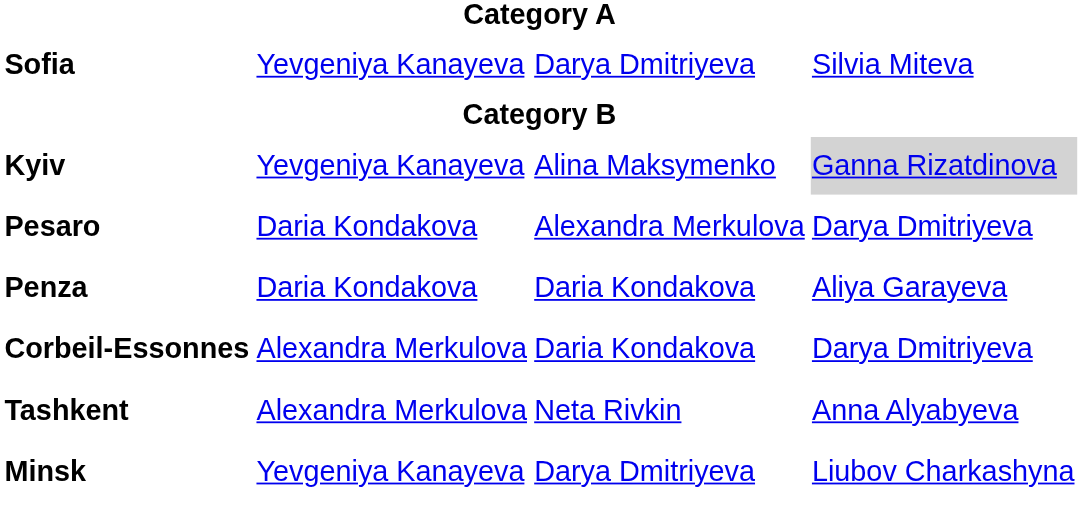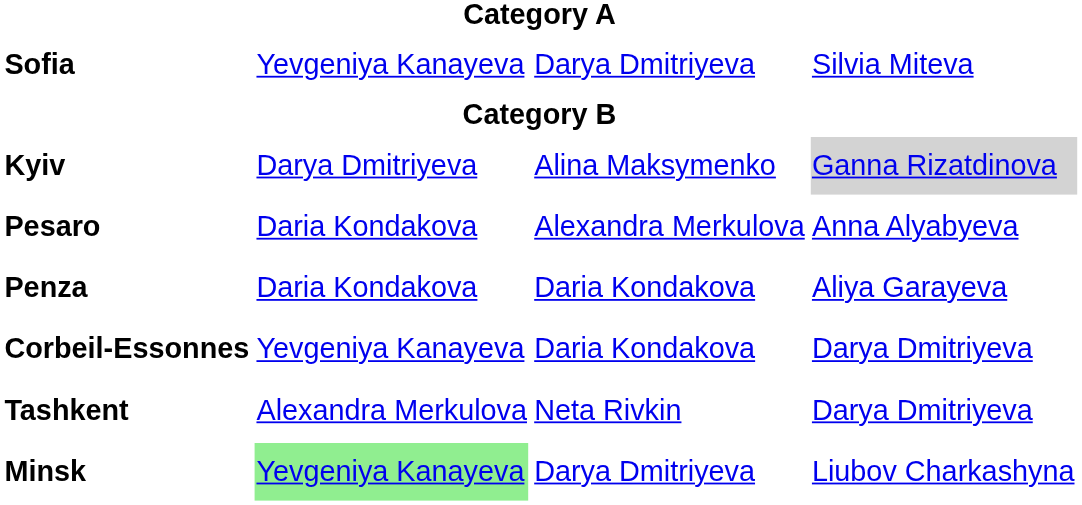(390, 165) Yevgeniya Kanayeva -> (367, 165) Darya Dmitriyeva
(922, 226) Darya Dmitriyeva -> (915, 226) Anna Alyabyeva
(392, 348) Alexandra Merkulova -> (390, 348) Yevgeniya Kanayeva
(915, 410) Anna Alyabyeva -> (922, 410) Darya Dmitriyeva
(390, 471) no background -> (390, 471) lightgreen background
